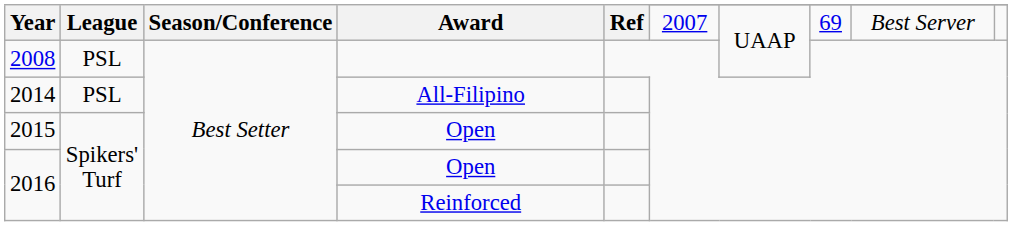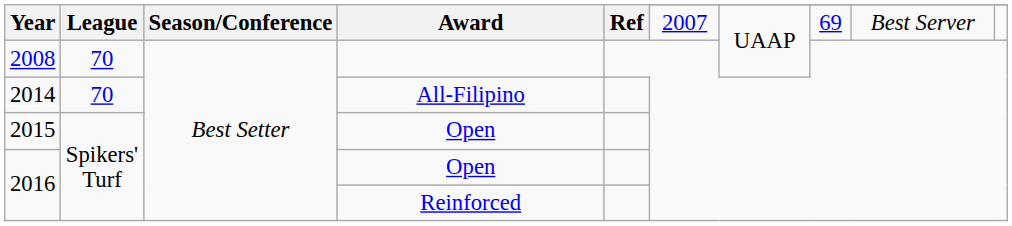(102, 58) PSL -> (102, 58) 70
(102, 94) PSL -> (102, 94) 70
